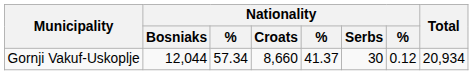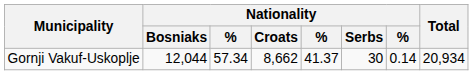(281, 59) 8,660 -> (281, 59) 8,662
(403, 59) 0.12 -> (403, 59) 0.14
